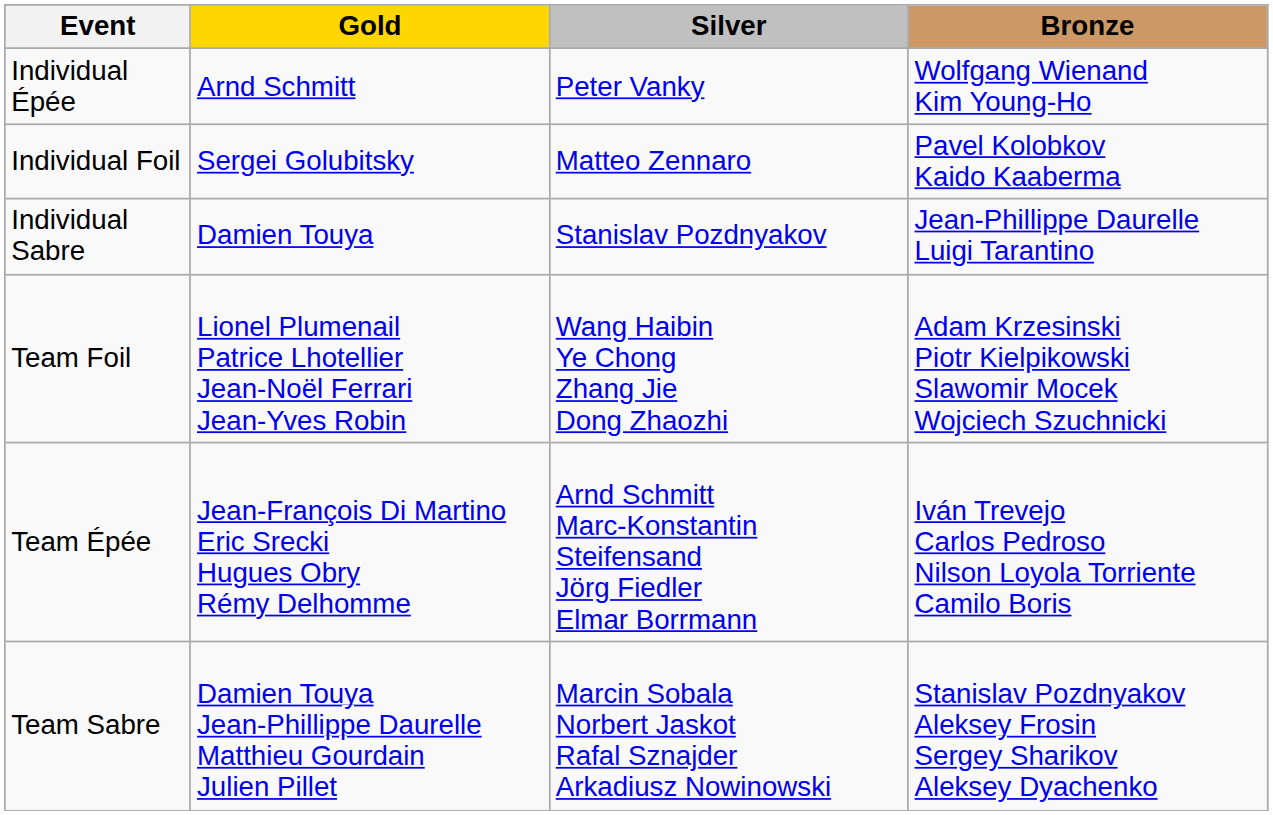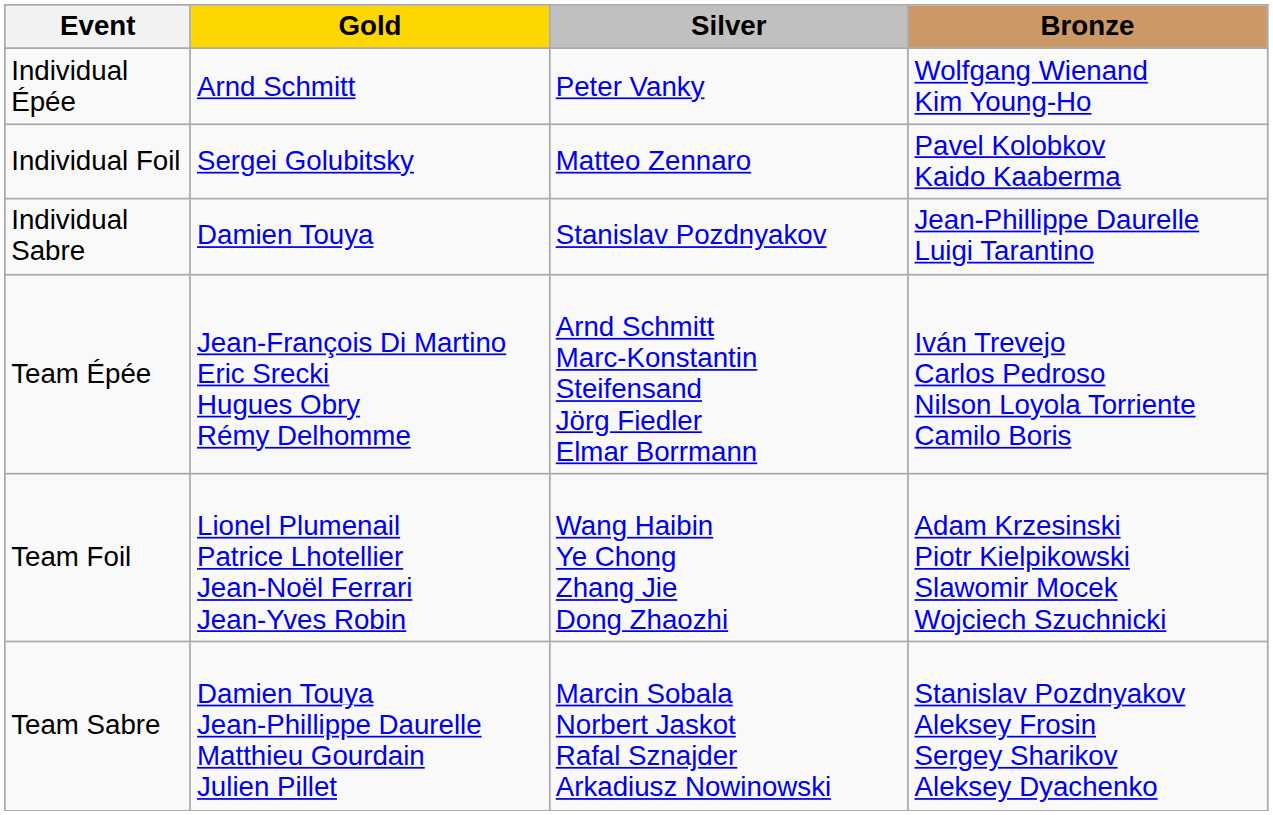rows swapped: (81, 541) <-> (71, 357)
